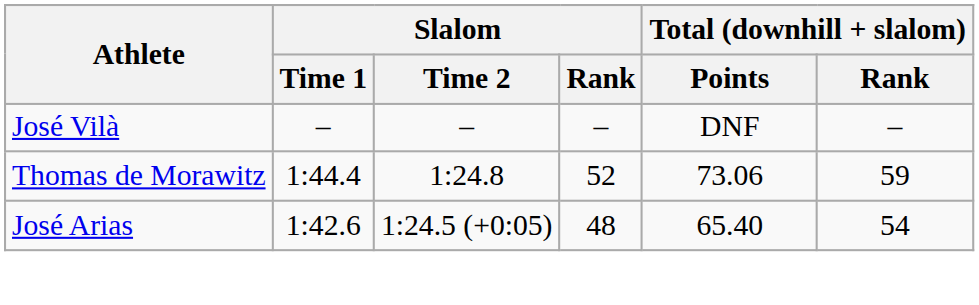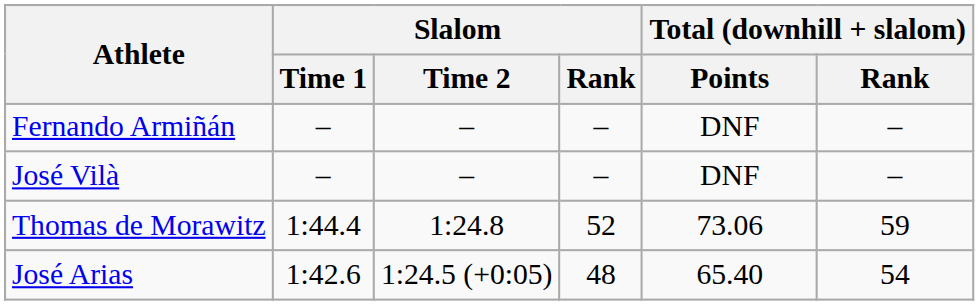+ row: (124, 127)
